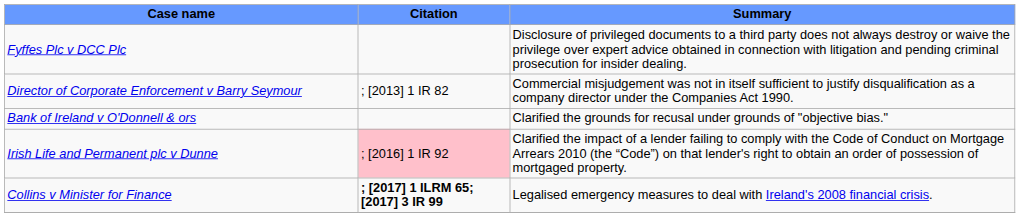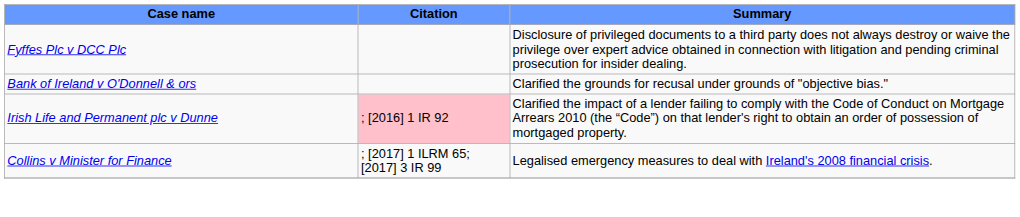- row: (155, 91)
(417, 195) bold -> (415, 160) normal
